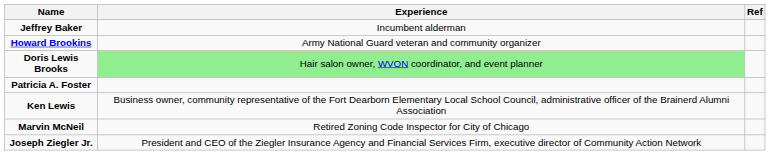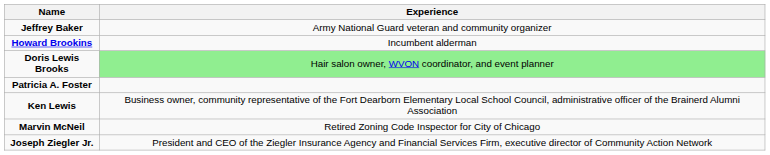- column: (755, 12)
(421, 27) Incumbent alderman -> (432, 27) Army National Guard veteran and community organizer
(421, 43) Army National Guard veteran and community organizer -> (432, 43) Incumbent alderman
